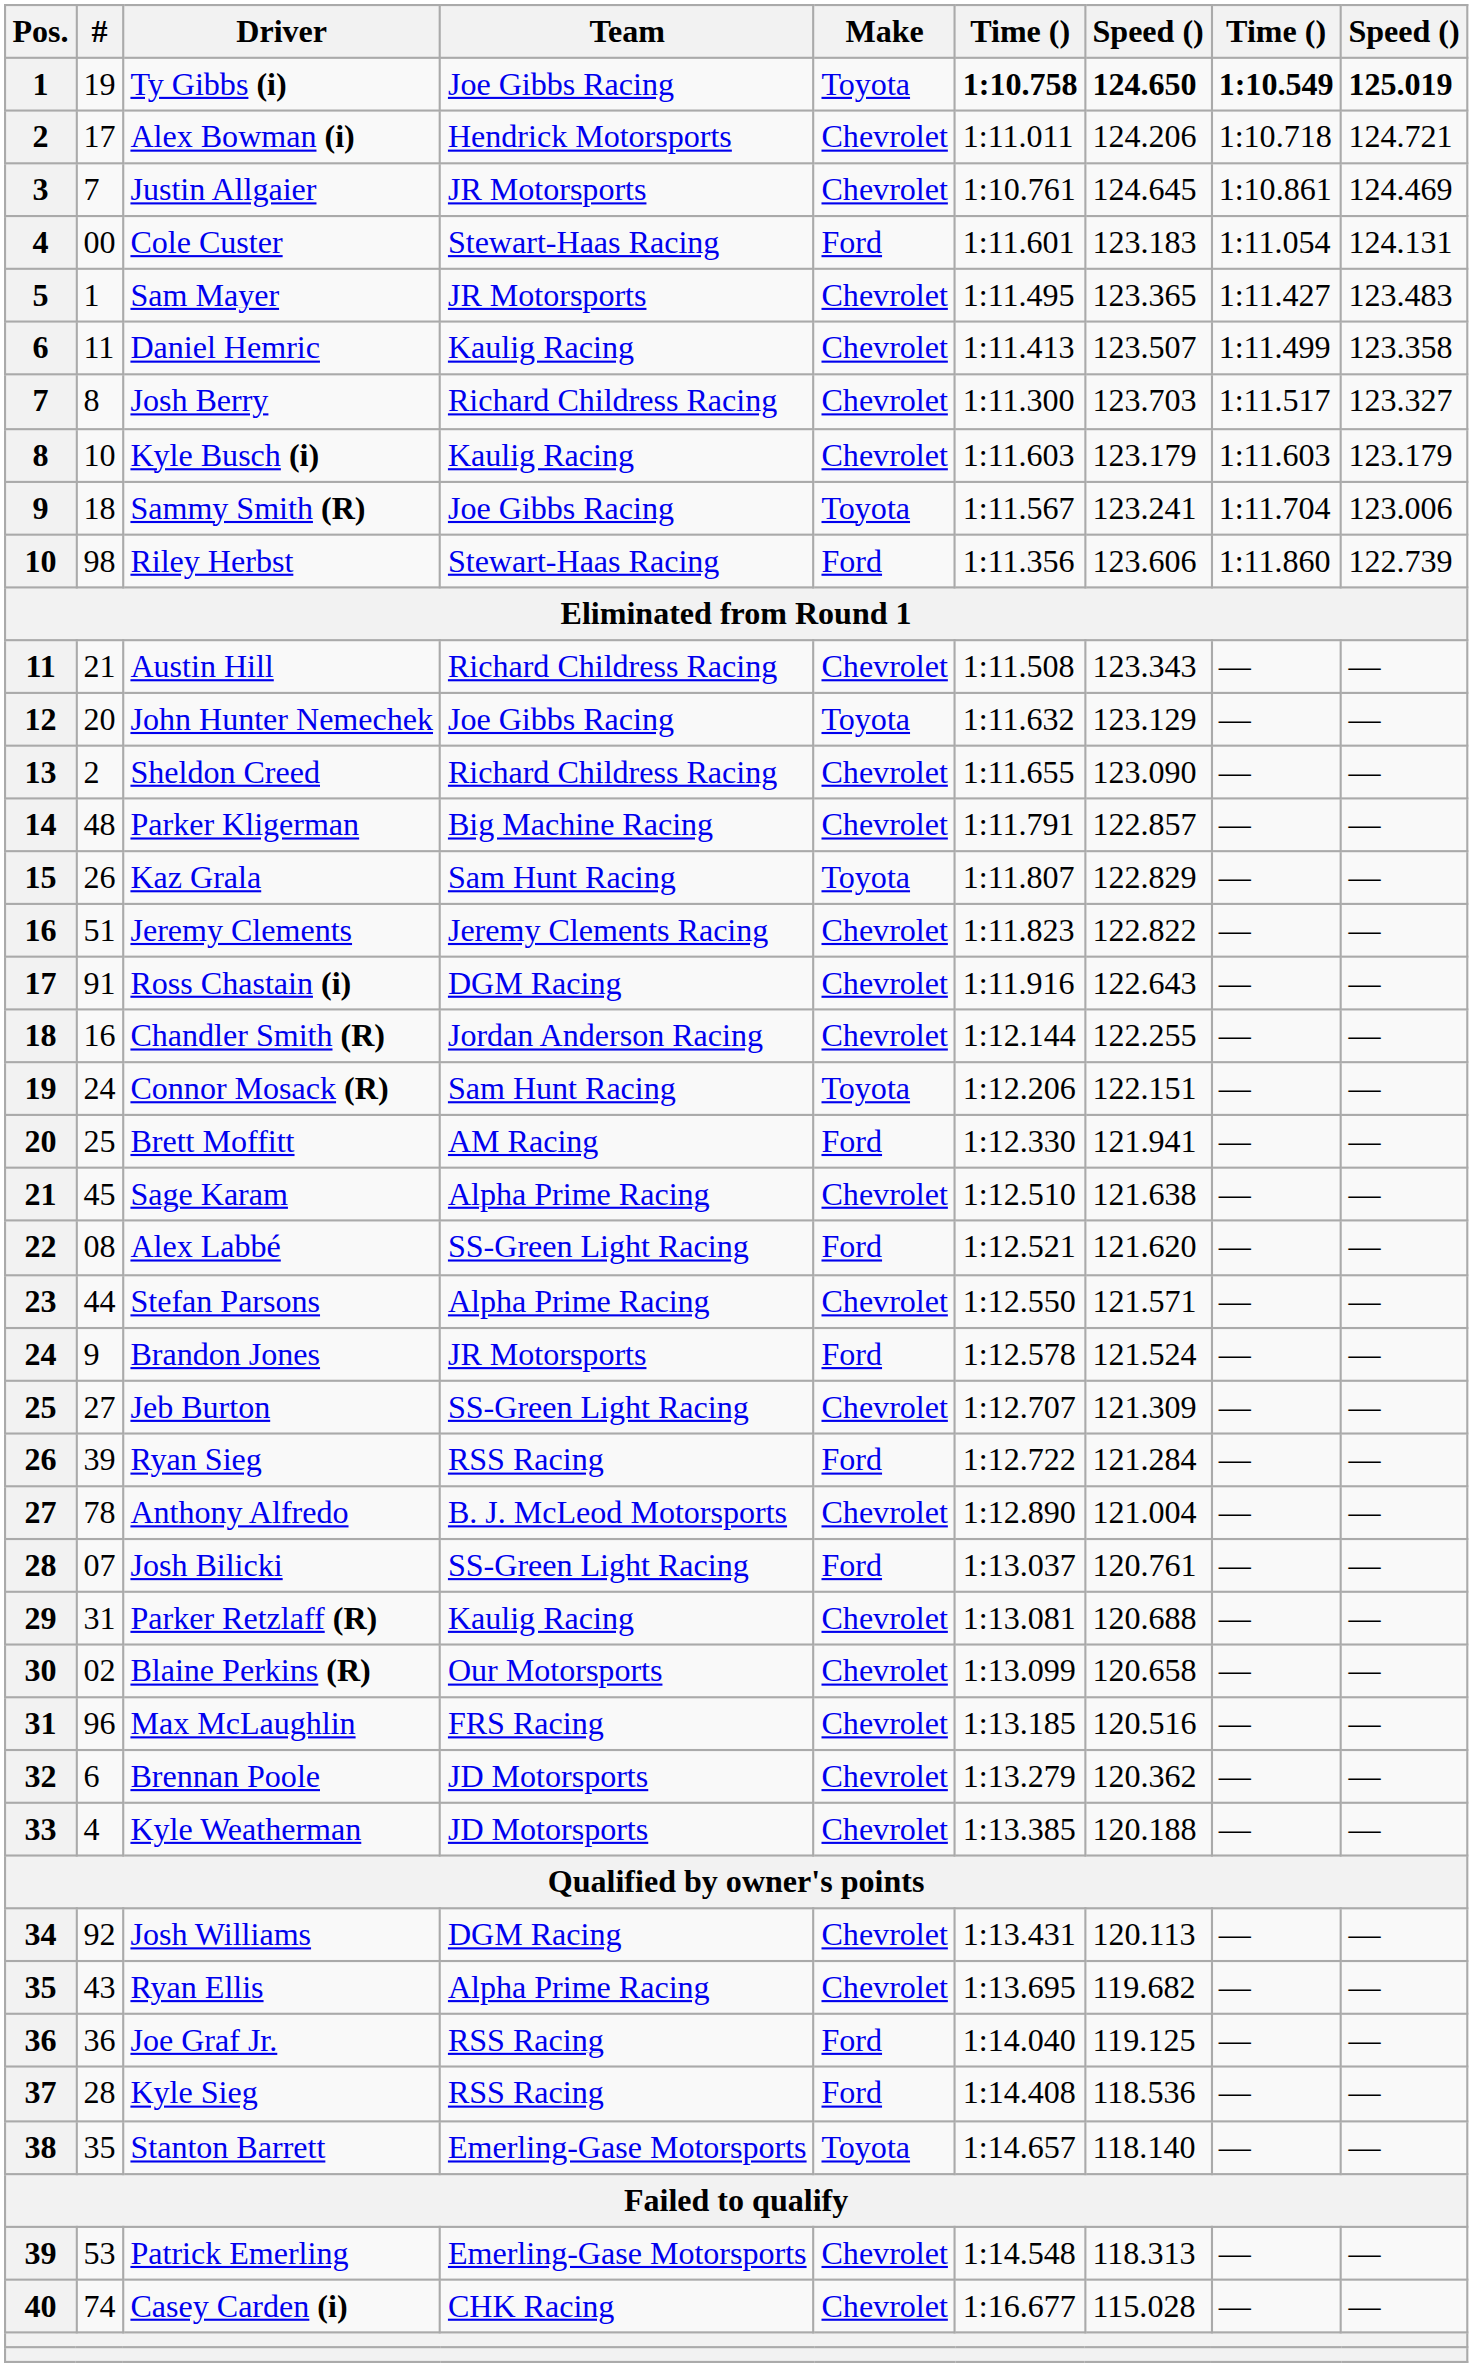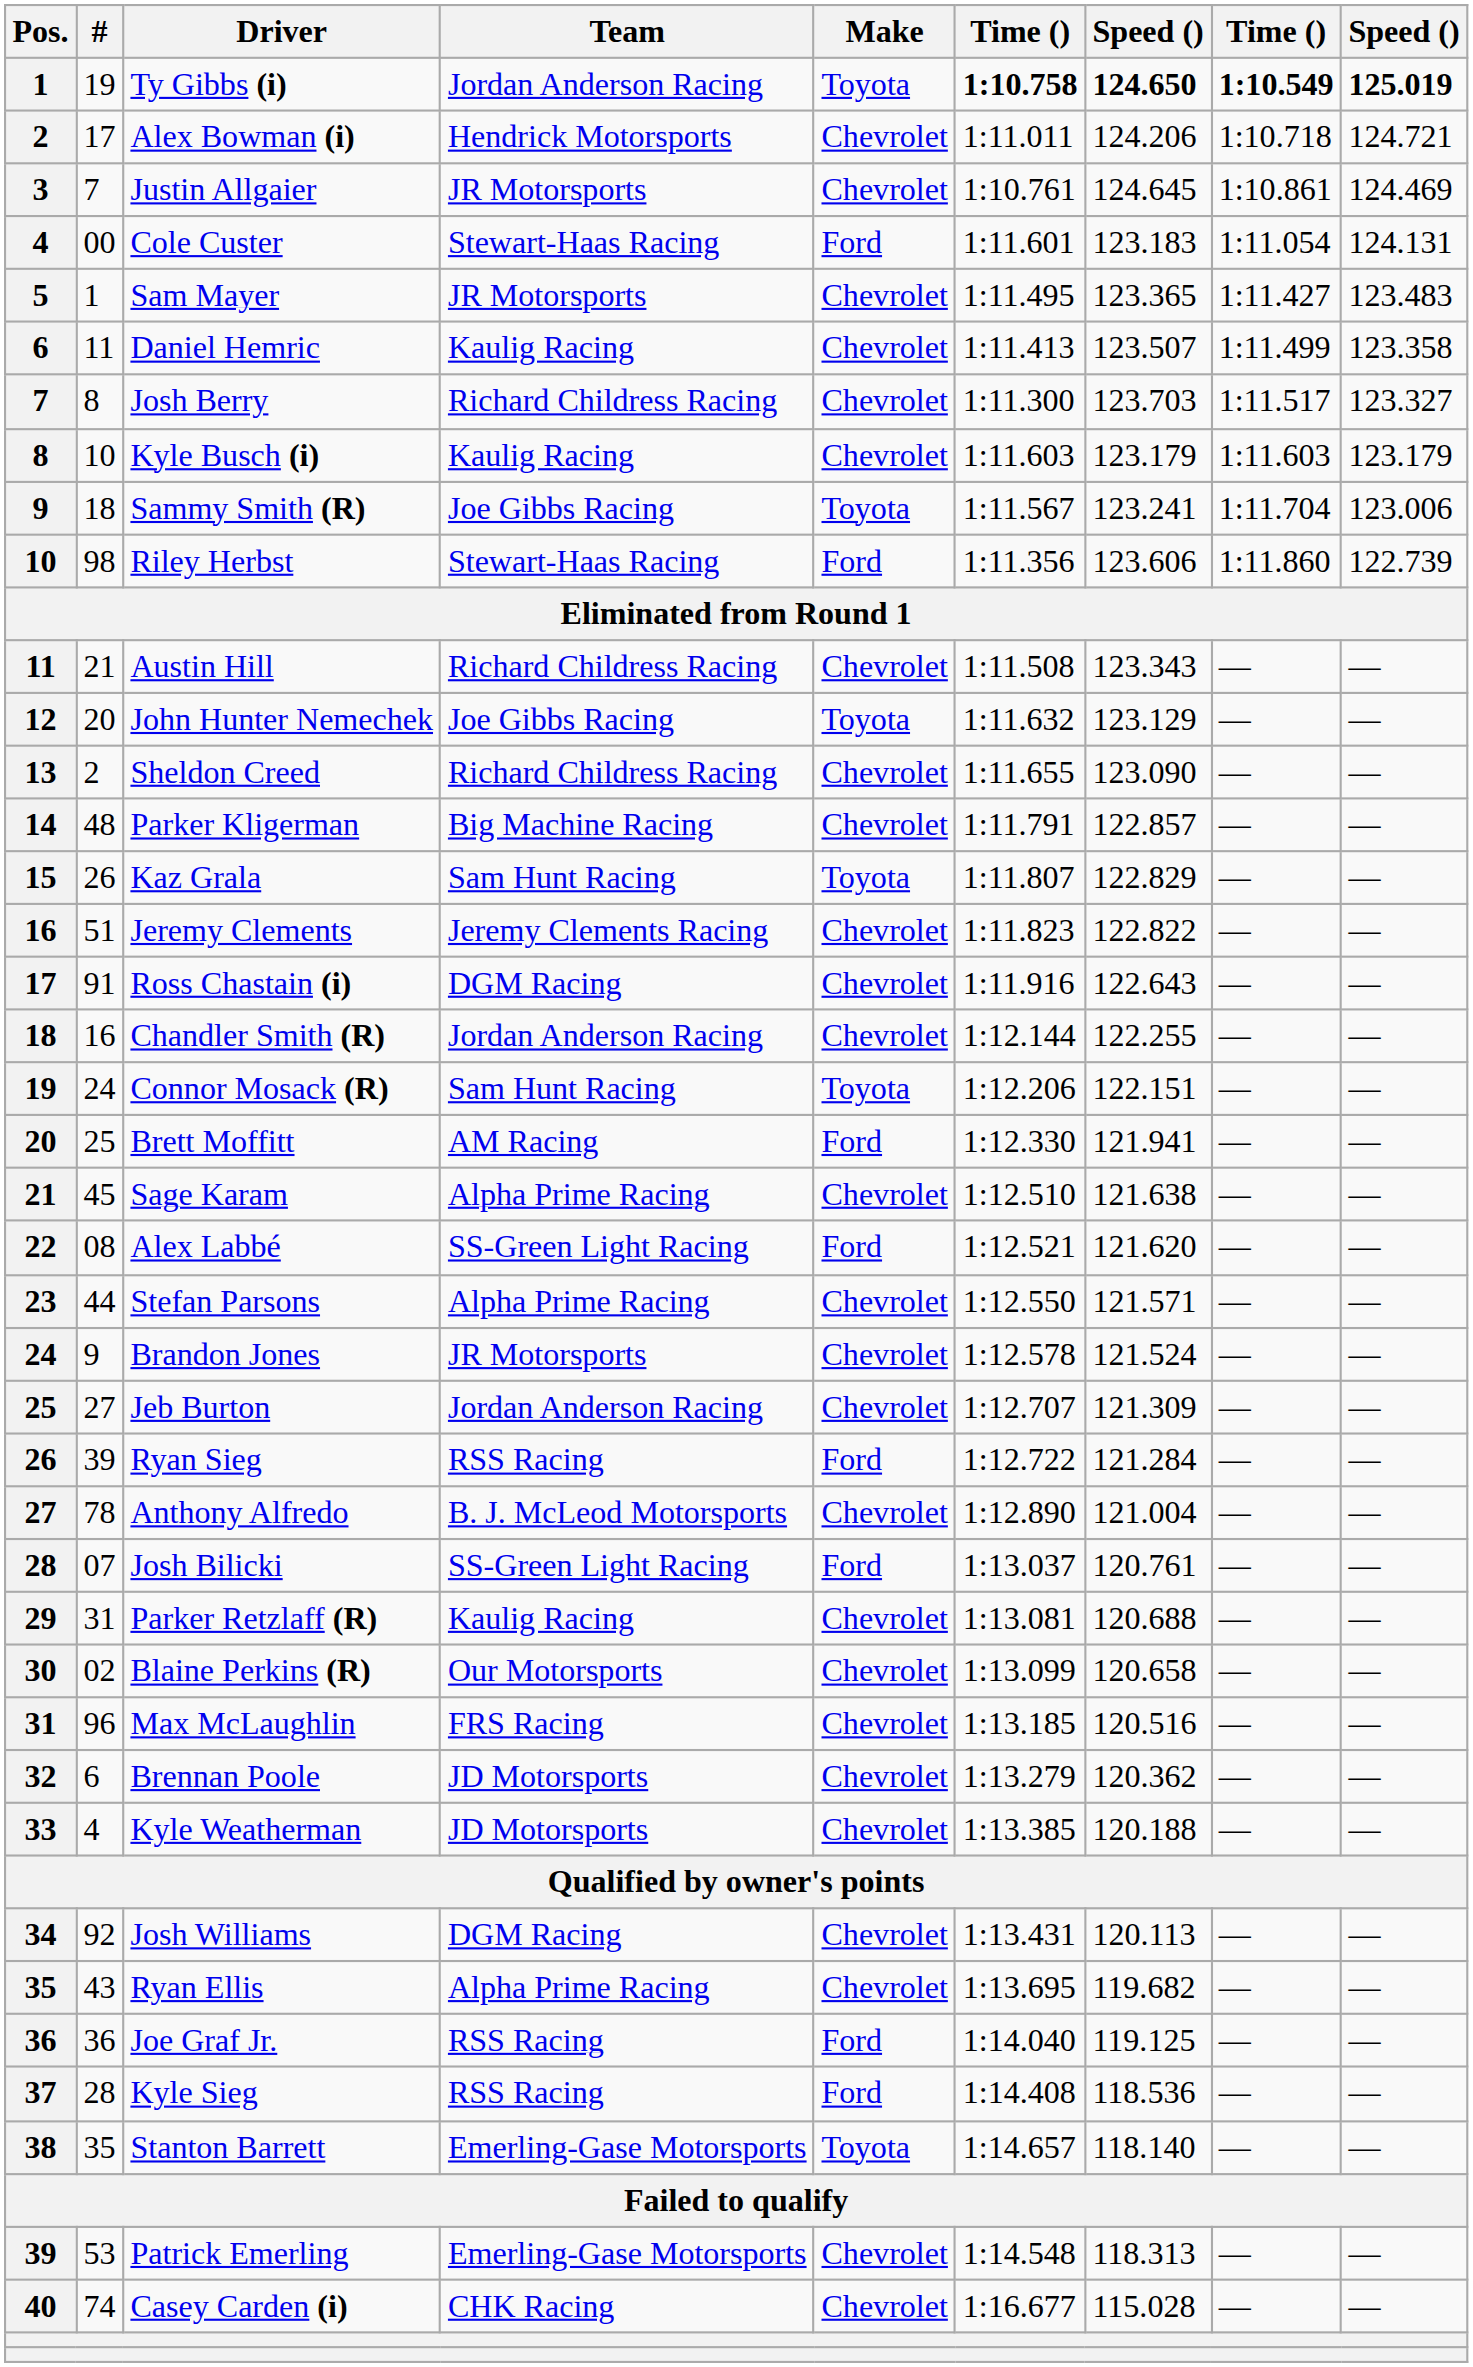(561, 84) Joe Gibbs Racing -> (605, 84) Jordan Anderson Racing
(852, 1353) Ford -> (885, 1353) Chevrolet
(598, 1406) SS-Green Light Racing -> (605, 1406) Jordan Anderson Racing
